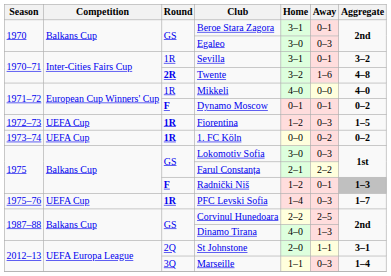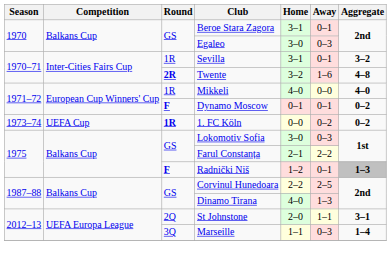- row: (217, 122)
- row: (232, 201)
